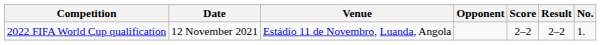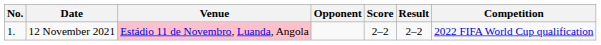columns swapped: (585, 13) <-> (87, 13)
(357, 31) no background -> (214, 31) pink background
